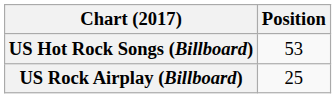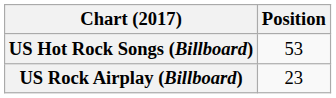(294, 78) 25 -> (294, 78) 23
